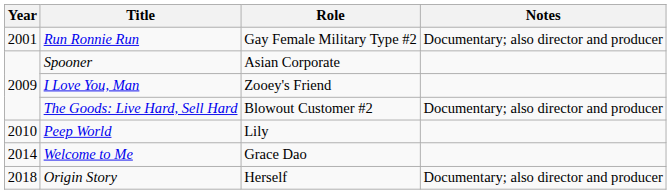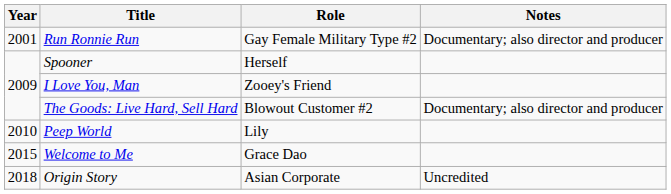(292, 62) Asian Corporate -> (266, 62) Herself
(22, 154) 2014 -> (22, 154) 2015
(266, 177) Herself -> (292, 177) Asian Corporate
(543, 177) Documentary; also director and producer -> (456, 177) Uncredited
